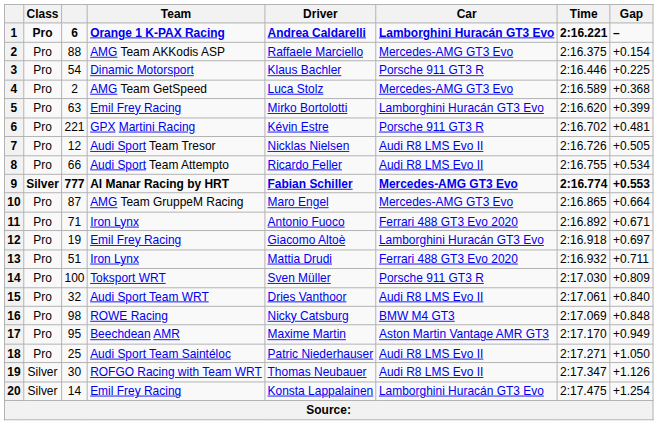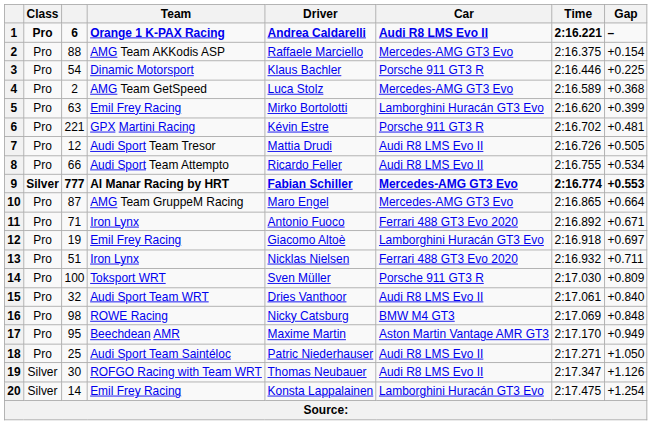(467, 32) Lamborghini Huracán GT3 Evo -> (433, 32) Audi R8 LMS Evo II
(308, 146) Nicklas Nielsen -> (300, 146) Mattia Drudi
(300, 259) Mattia Drudi -> (308, 259) Nicklas Nielsen
